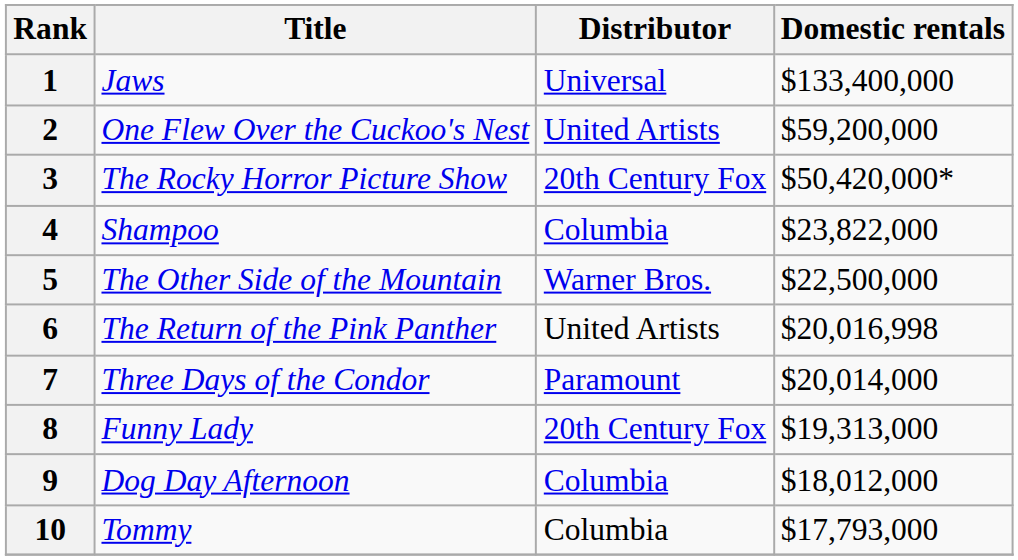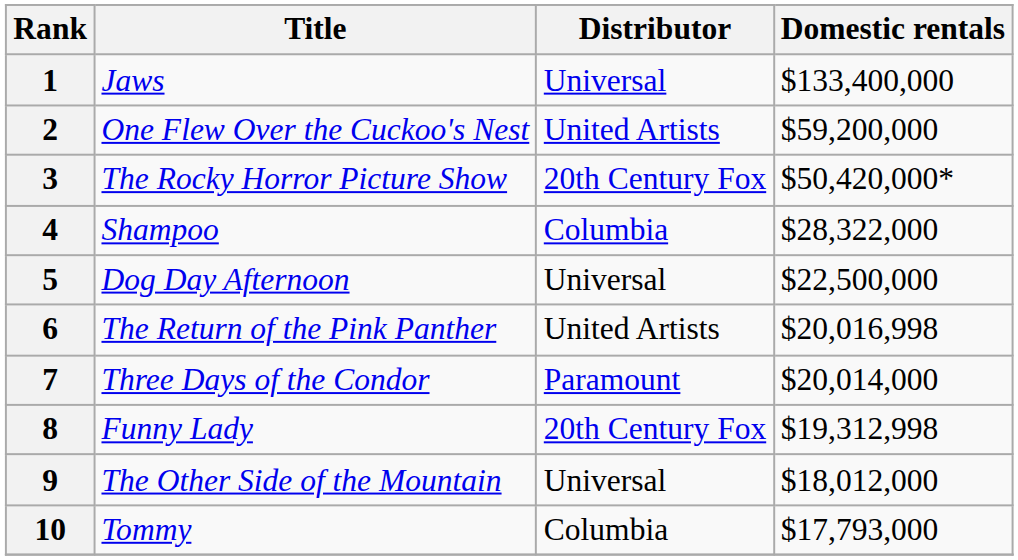(860, 229) $23,822,000 -> (860, 229) $28,322,000
(302, 279) The Other Side of the Mountain -> (226, 279) Dog Day Afternoon
(627, 279) Warner Bros. -> (605, 279) Universal
(860, 429) $19,313,000 -> (860, 429) $19,312,998
(226, 479) Dog Day Afternoon -> (302, 479) The Other Side of the Mountain
(606, 479) Columbia -> (605, 479) Universal
